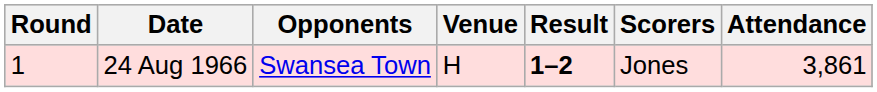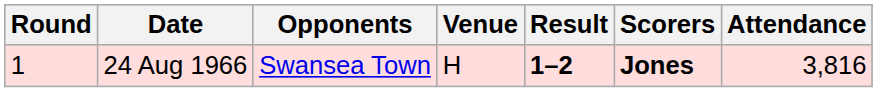(654, 65) normal -> (657, 65) bold
(834, 65) 3,861 -> (834, 65) 3,816
